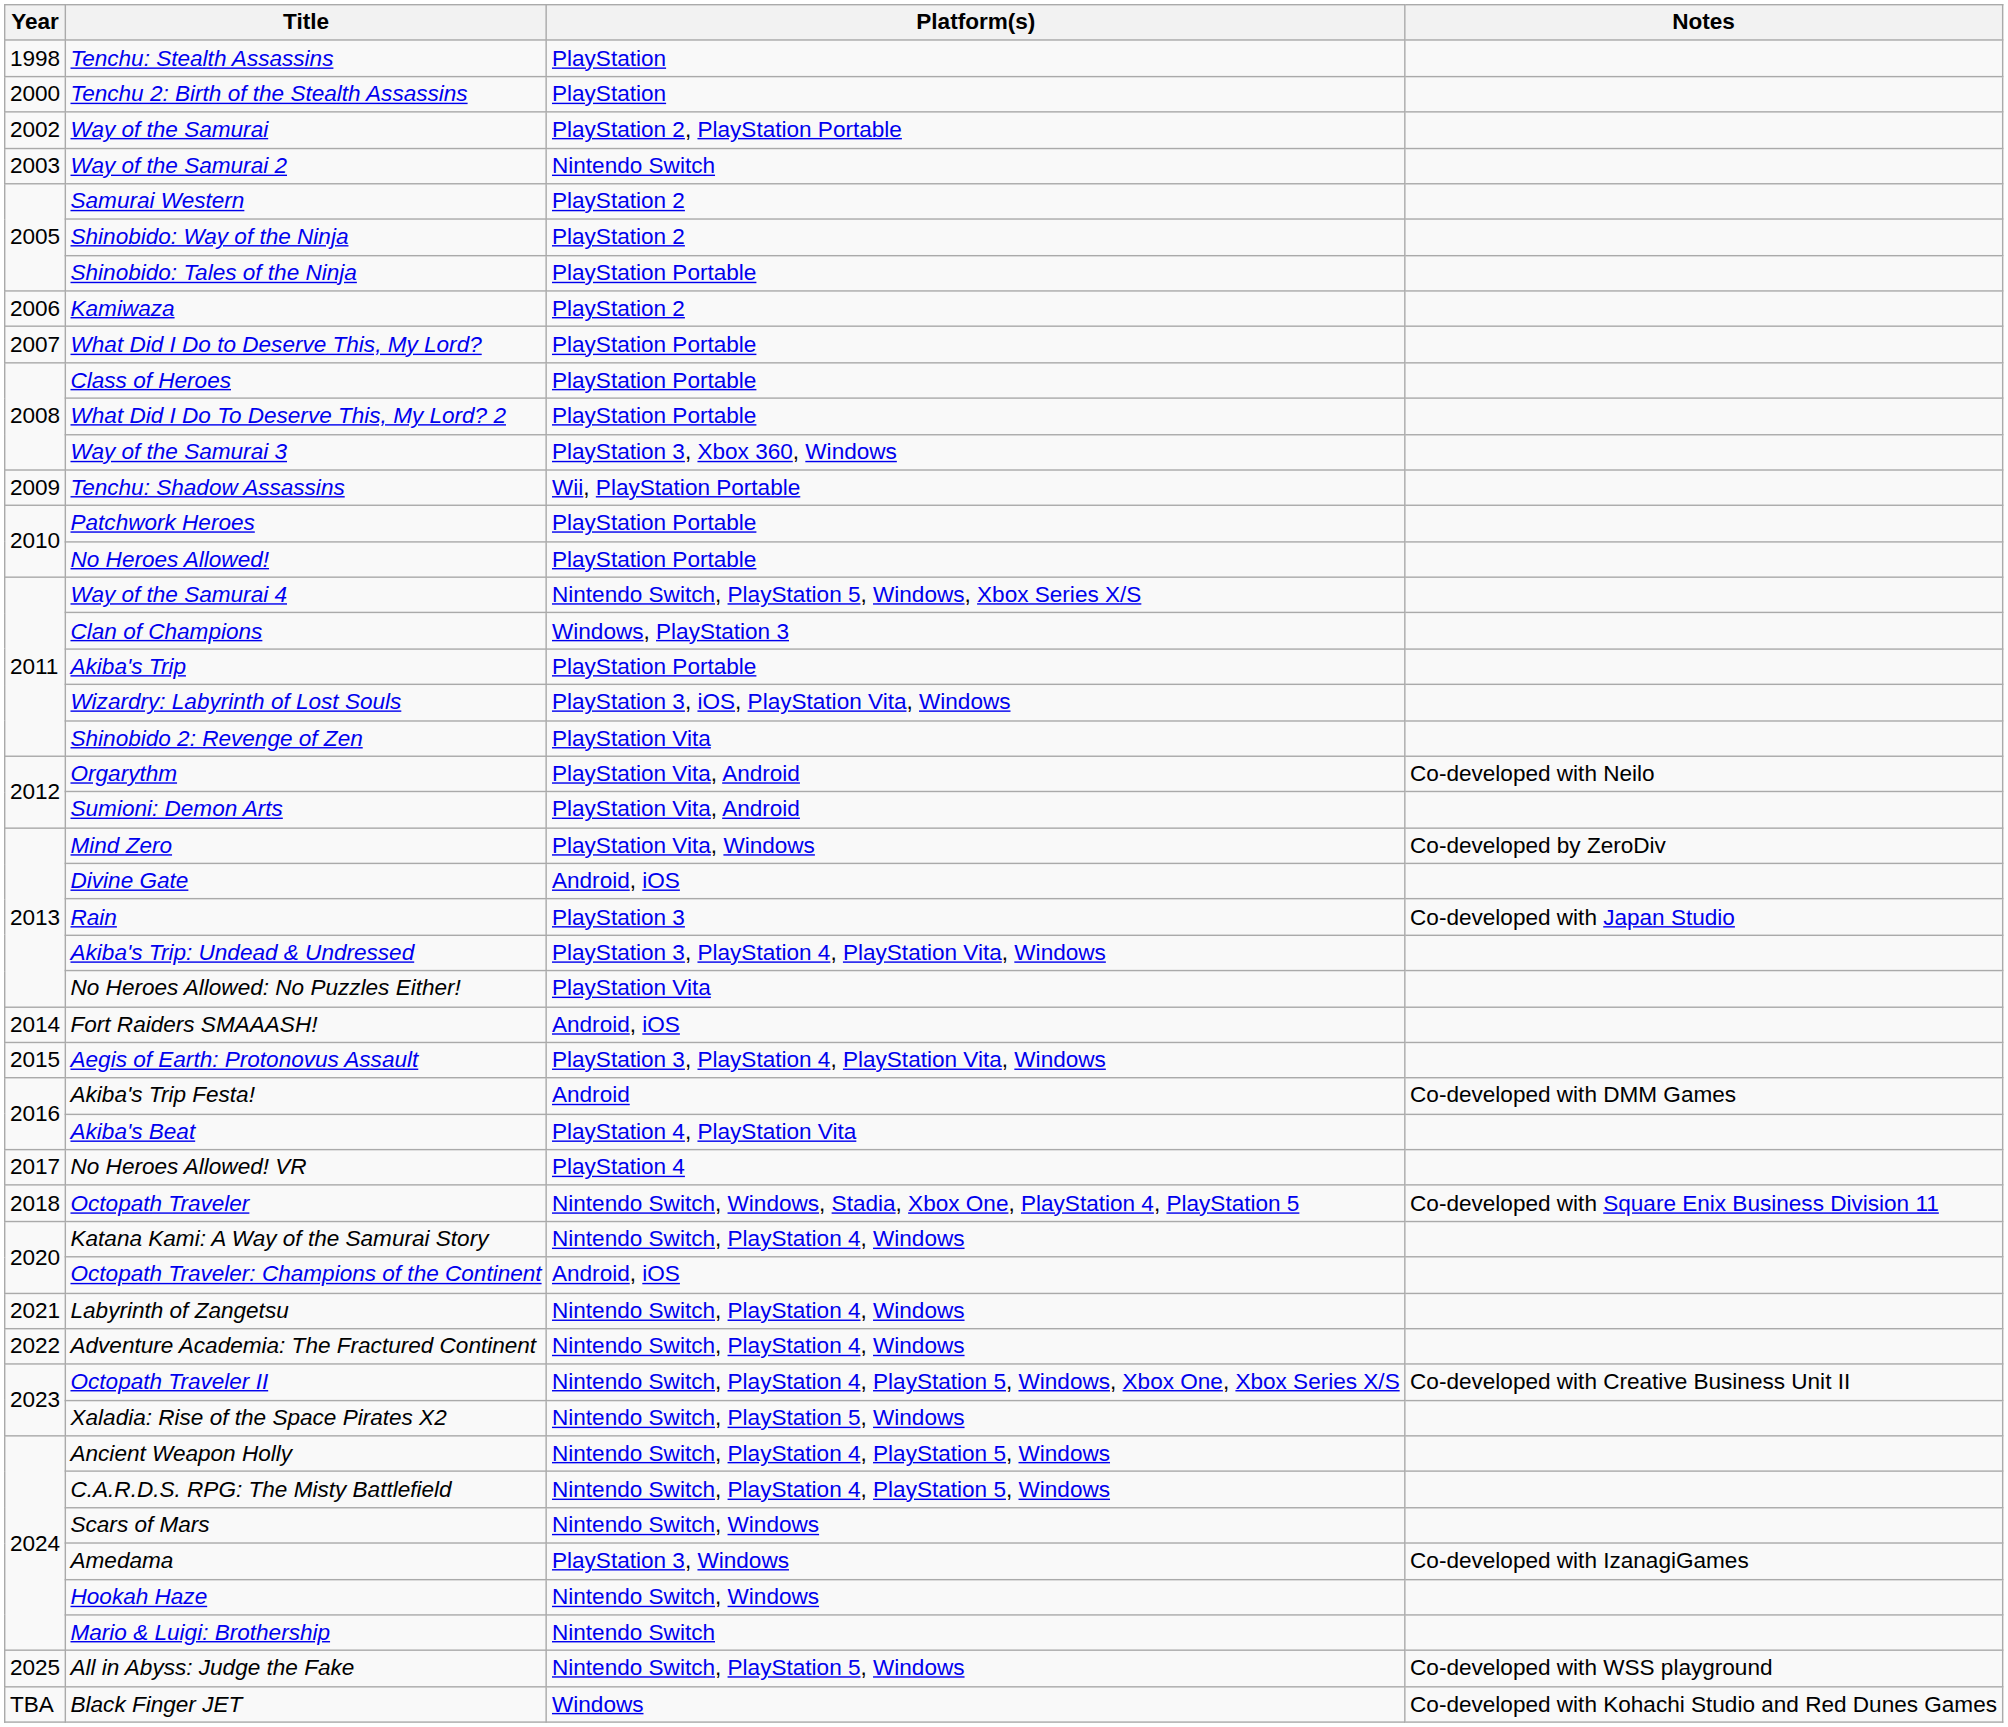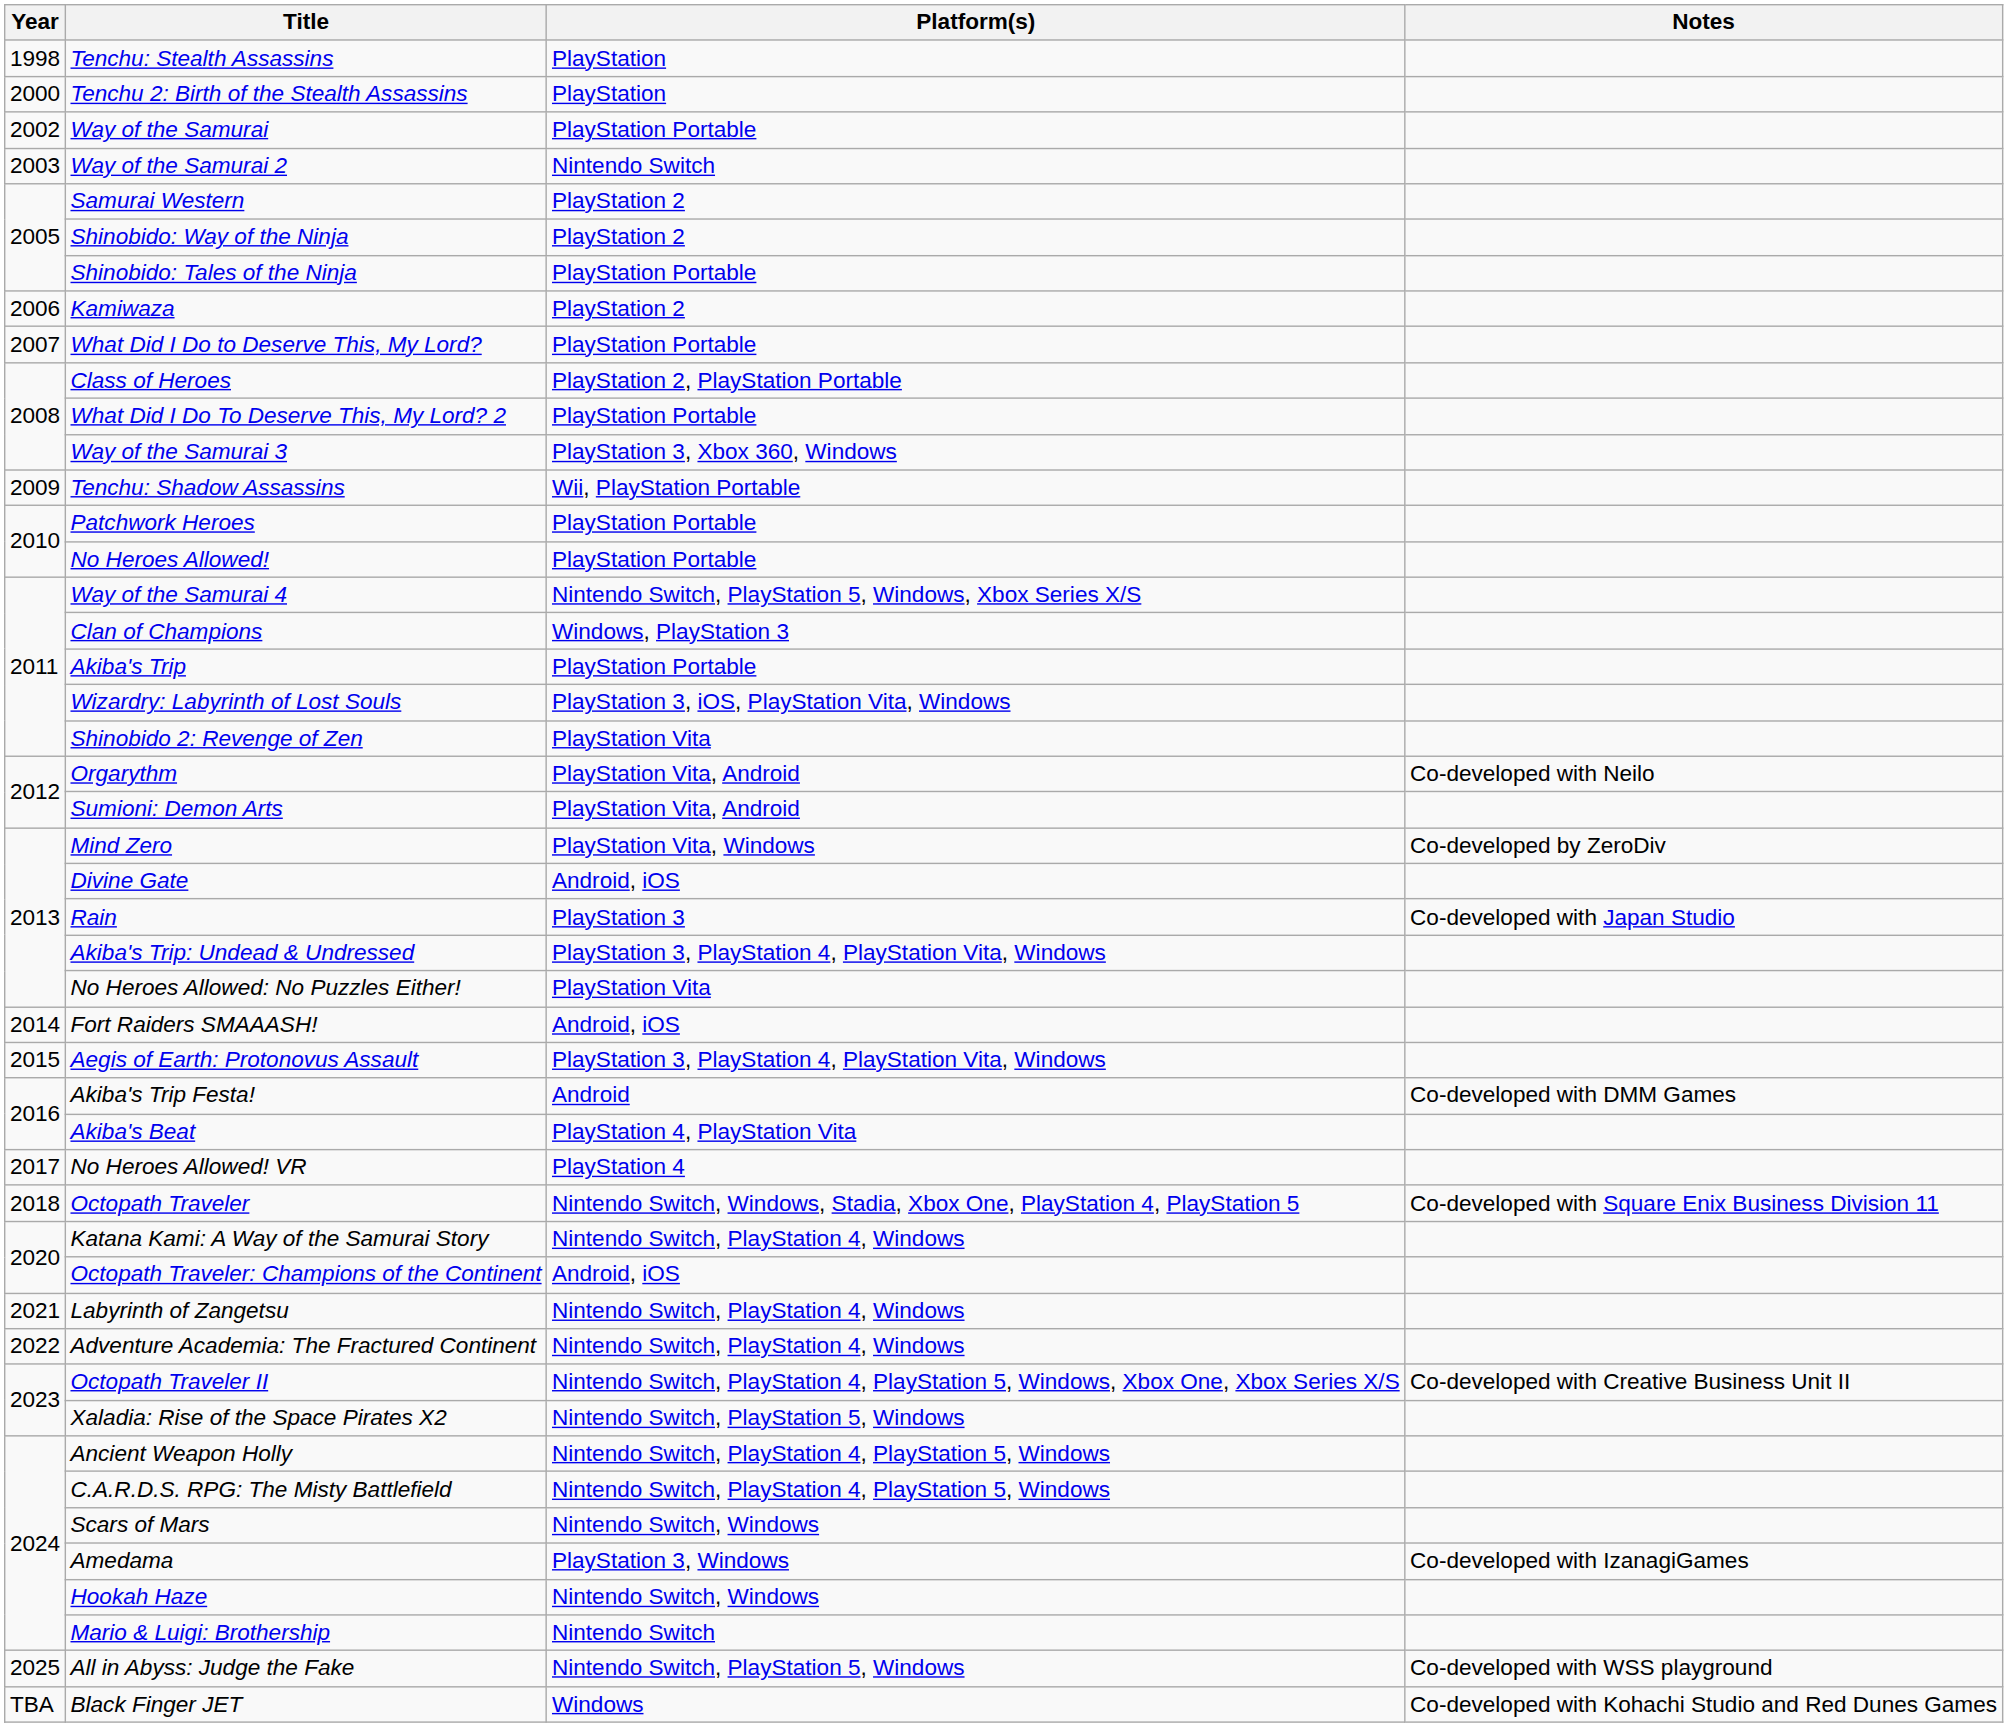(727, 129) PlayStation 2, PlayStation Portable -> (654, 129) PlayStation Portable
(654, 380) PlayStation Portable -> (727, 380) PlayStation 2, PlayStation Portable
